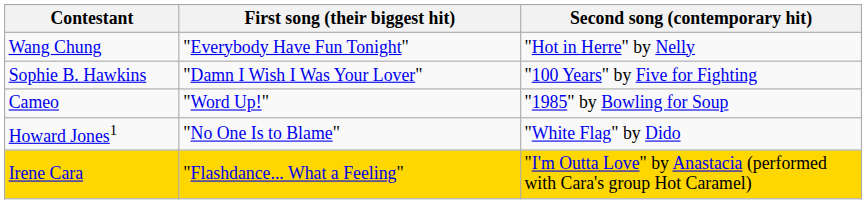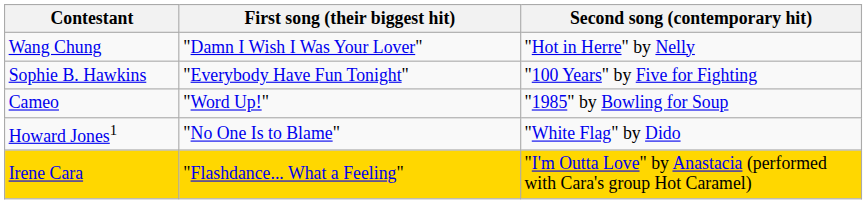(296, 46) "Everybody Have Fun Tonight" -> (303, 46) "Damn I Wish I Was Your Lover"
(303, 74) "Damn I Wish I Was Your Lover" -> (296, 74) "Everybody Have Fun Tonight"
